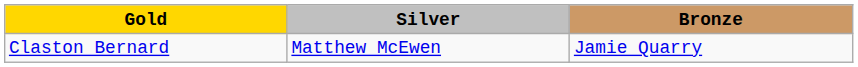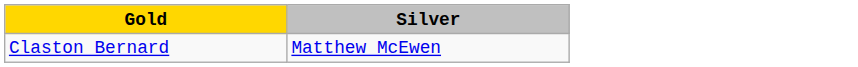- column: (711, 19)
